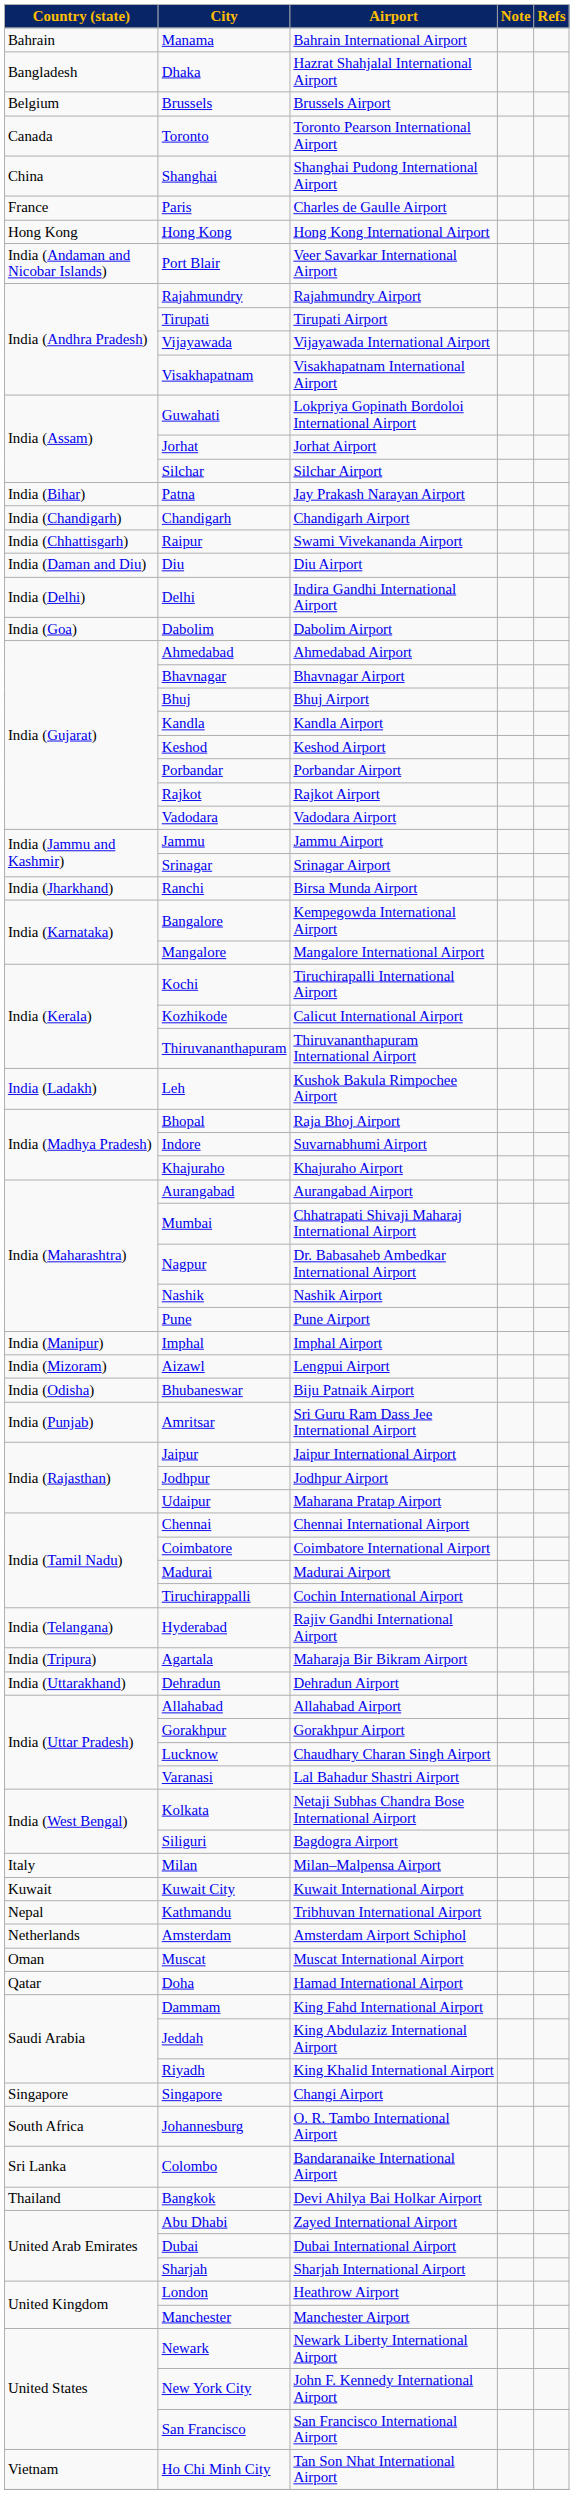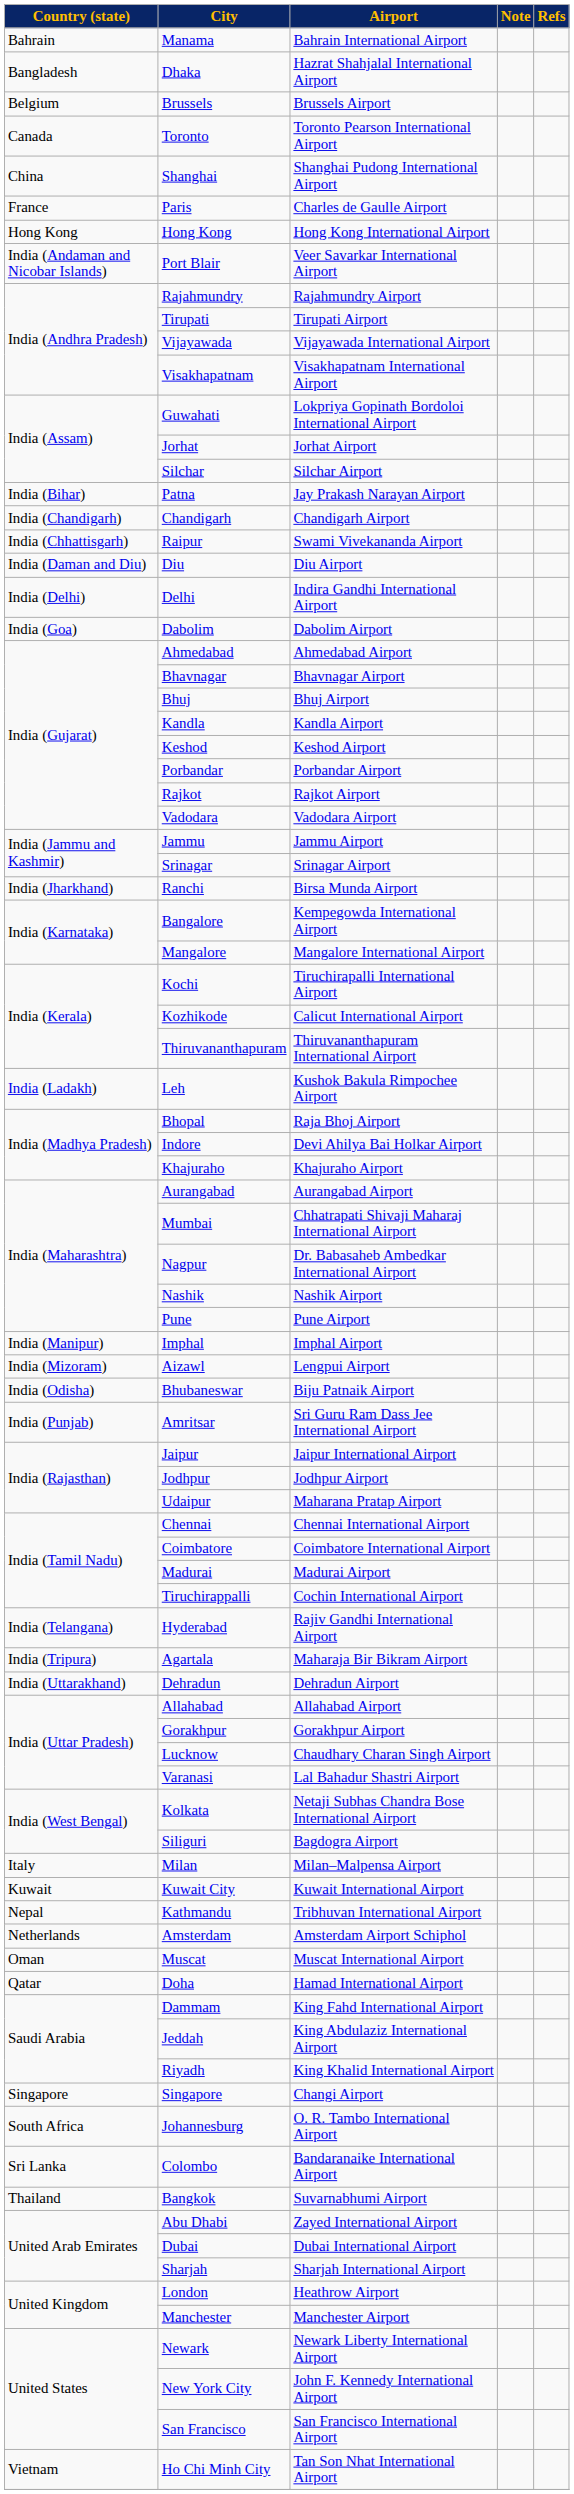(360, 1144) Suvarnabhumi Airport -> (388, 1144) Devi Ahilya Bai Holkar Airport
(388, 2198) Devi Ahilya Bai Holkar Airport -> (360, 2198) Suvarnabhumi Airport
